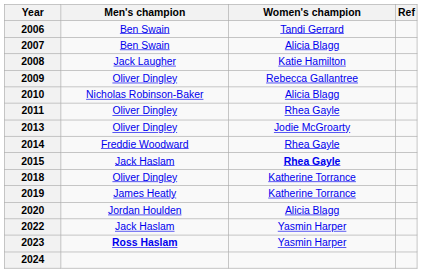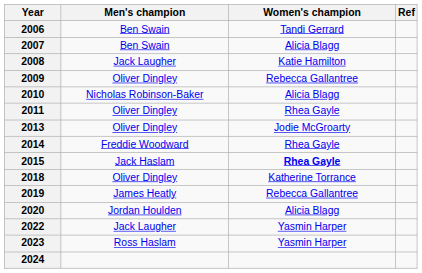(312, 194) Katherine Torrance -> (312, 194) Rebecca Gallantree
(145, 227) Jack Haslam -> (145, 227) Jack Laugher
(145, 243) bold -> (145, 243) normal
